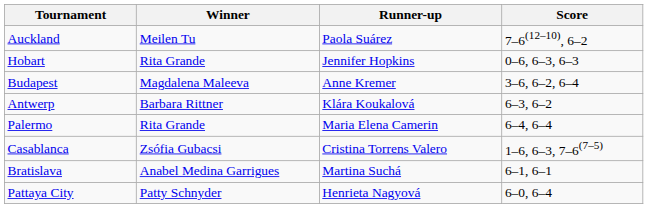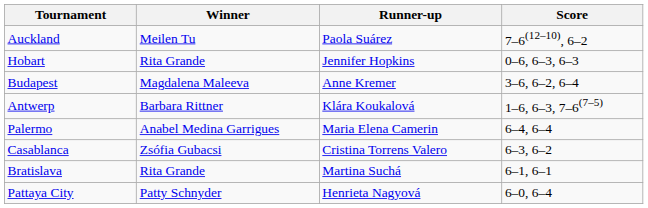(528, 104) 6–3, 6–2 -> (554, 105) 1–6, 6–3, 7–6(7–5)
(172, 125) Rita Grande -> (210, 129) Anabel Medina Garrigues
(554, 148) 1–6, 6–3, 7–6(7–5) -> (528, 150) 6–3, 6–2
(210, 171) Anabel Medina Garrigues -> (172, 171) Rita Grande
